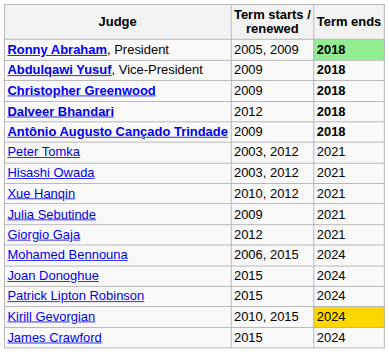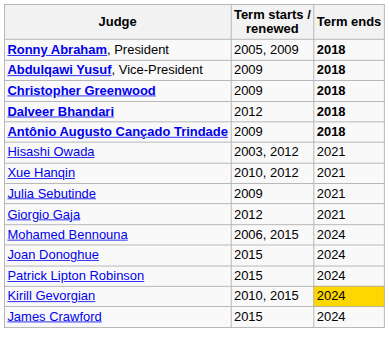(331, 49) lightgreen background -> (331, 49) no background
- row: (44, 152)
